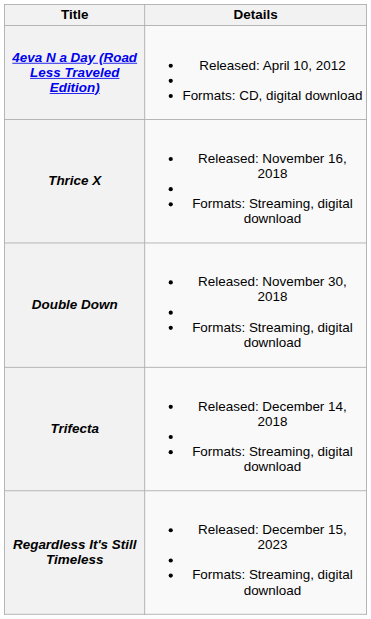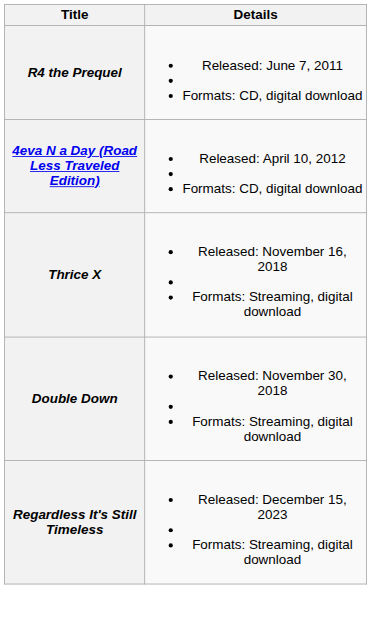+ row: (75, 72)
- row: (75, 428)
